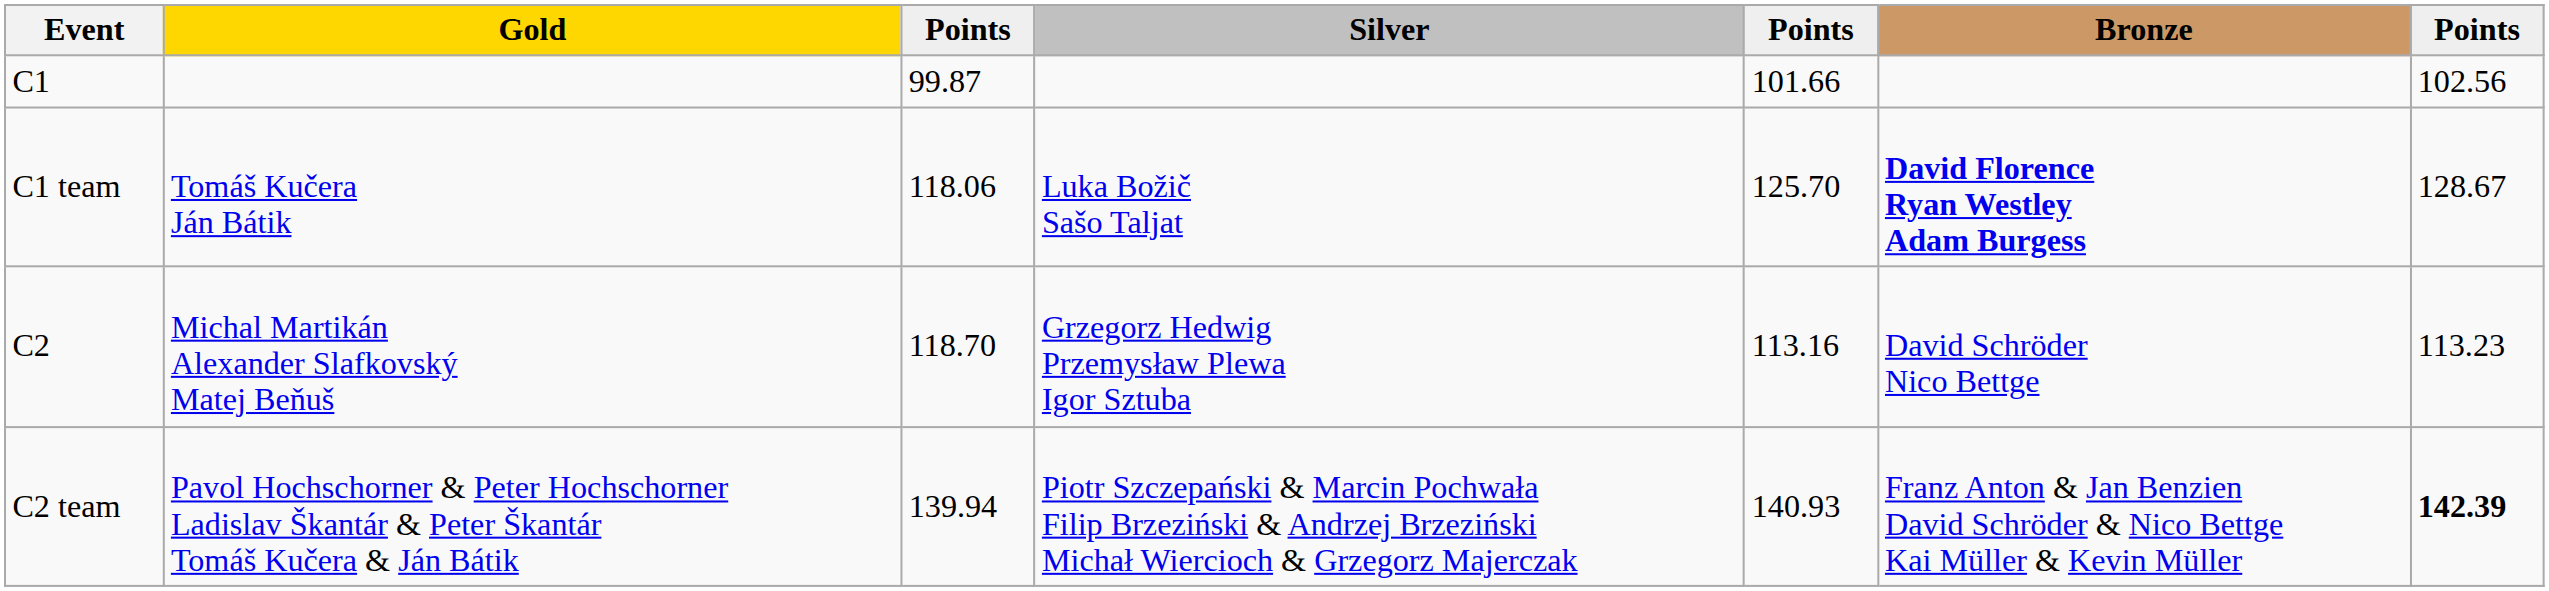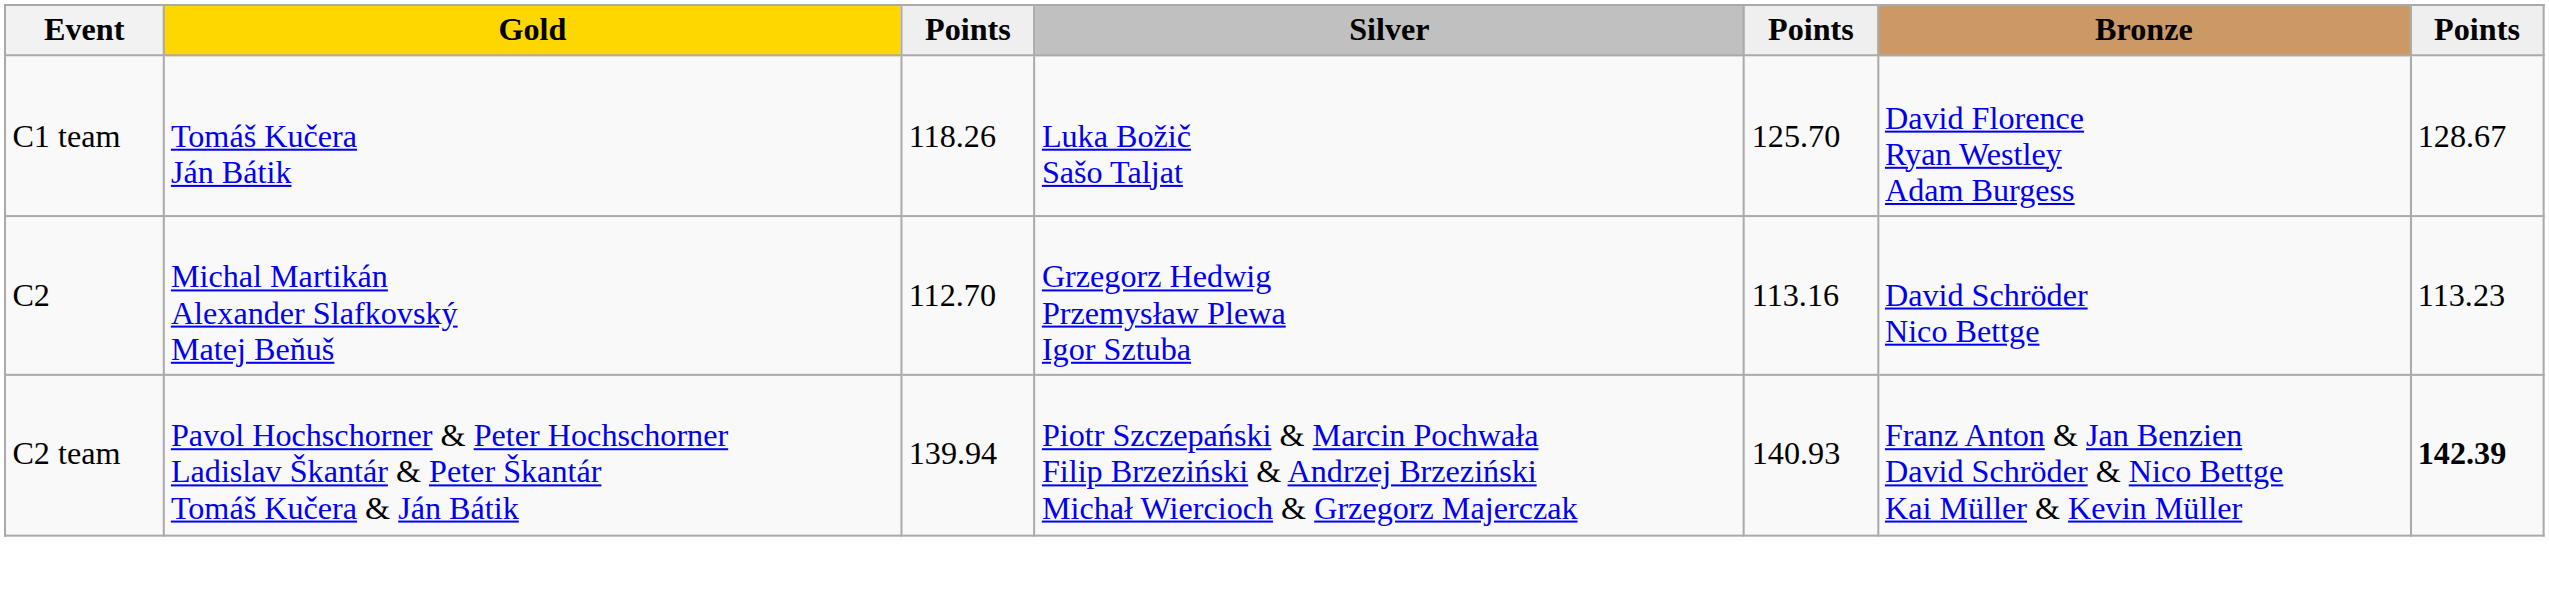- row: (31, 81)
(952, 186) 118.06 -> (952, 135) 118.26
(1990, 204) bold -> (1985, 153) normal
(952, 345) 118.70 -> (952, 294) 112.70
